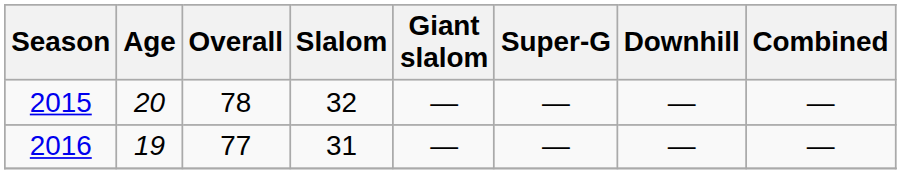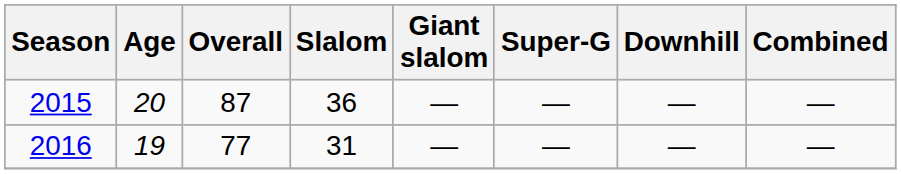(236, 102) 78 -> (236, 102) 87
(341, 102) 32 -> (341, 102) 36
